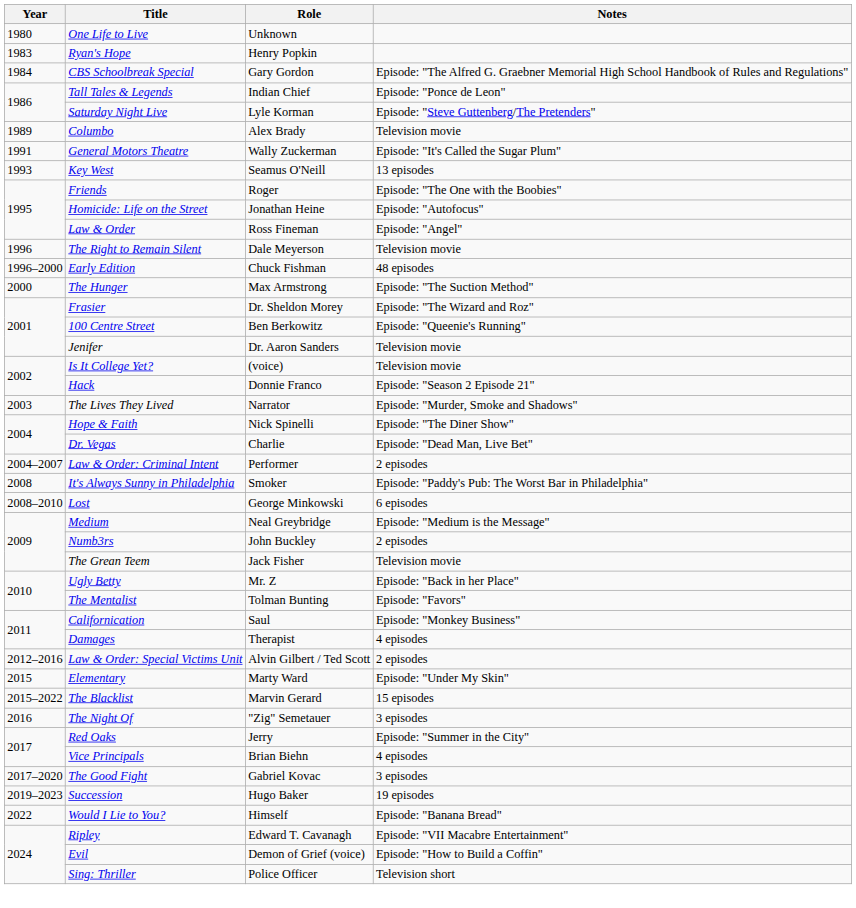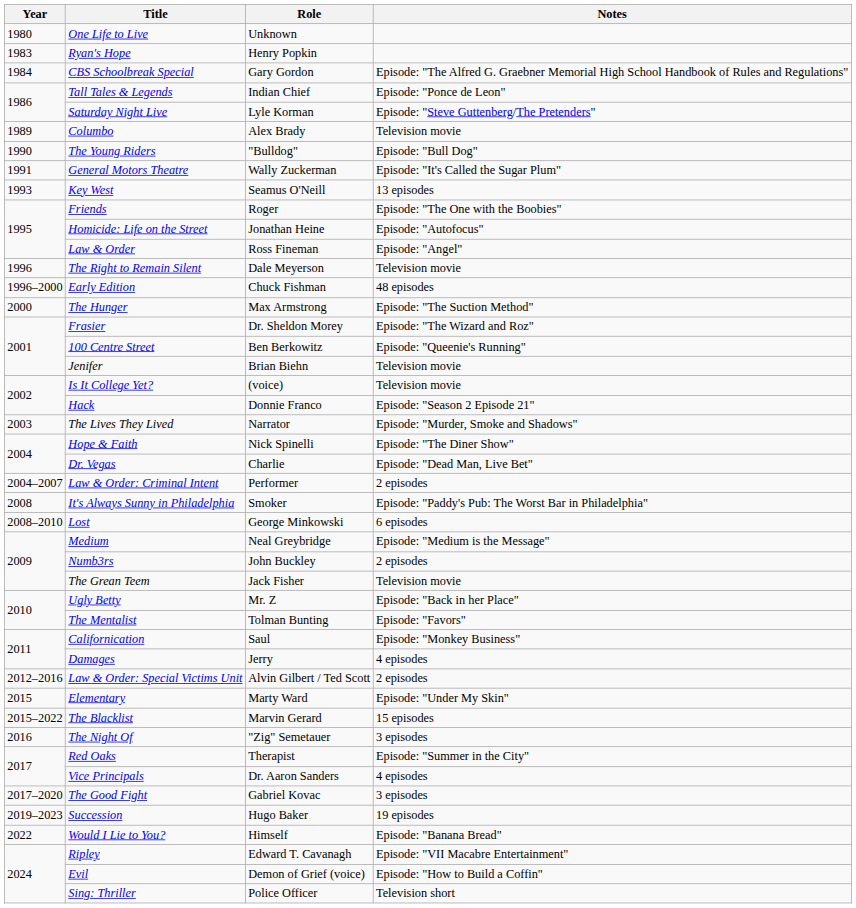+ row: (112, 151)
(294, 346) Dr. Aaron Sanders -> (278, 365) Brian Biehn
(271, 639) Therapist -> (261, 659) Jerry
(261, 737) Jerry -> (271, 756) Therapist
(278, 756) Brian Biehn -> (294, 776) Dr. Aaron Sanders
